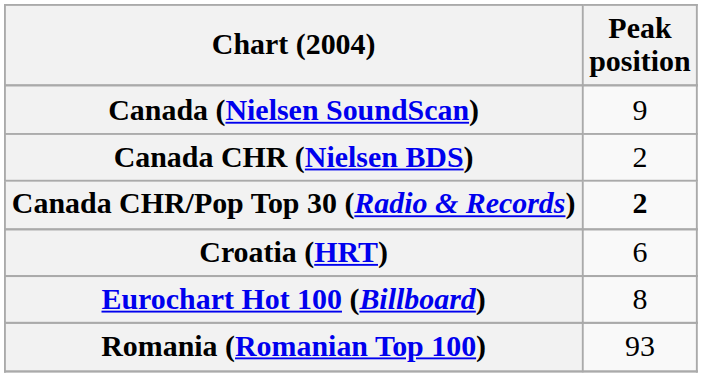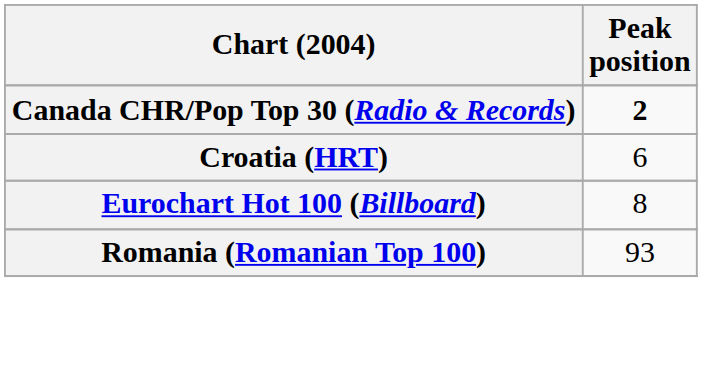- row: (294, 109)
- row: (294, 156)
